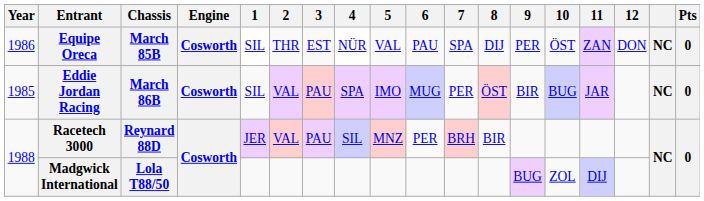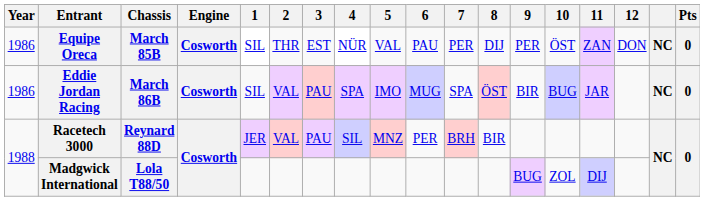(461, 46) SPA -> (461, 46) PER
(21, 92) 1985 -> (21, 92) 1986
(461, 92) PER -> (461, 92) SPA
